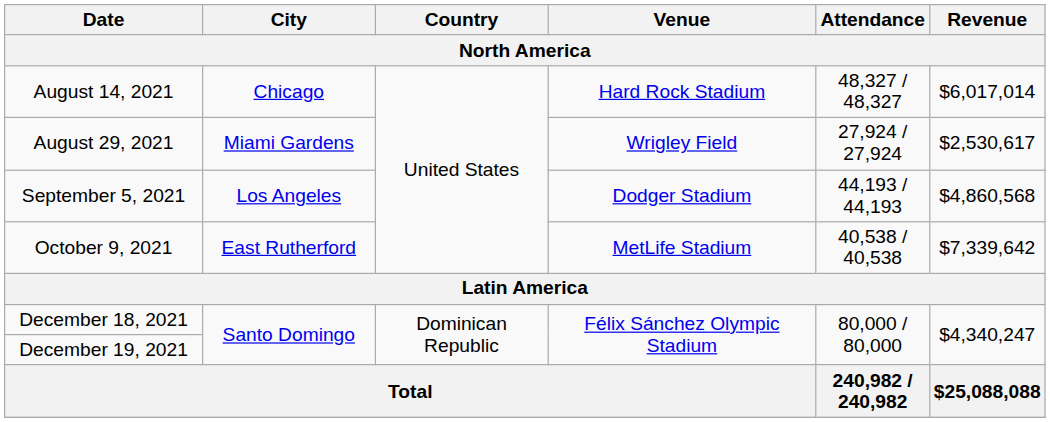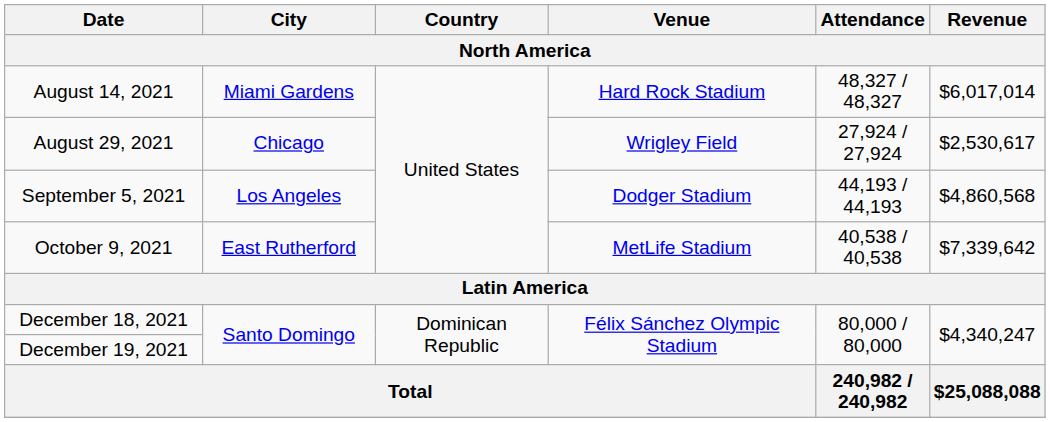(289, 91) Chicago -> (289, 91) Miami Gardens
(289, 143) Miami Gardens -> (289, 143) Chicago
